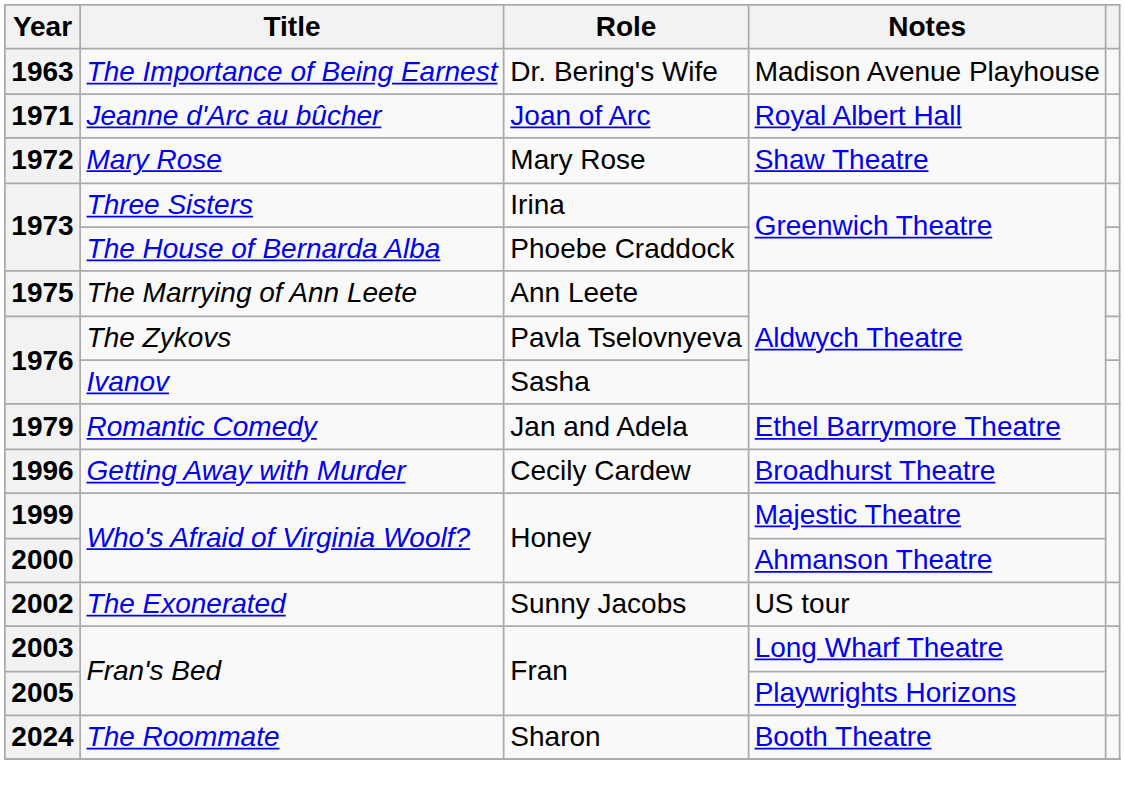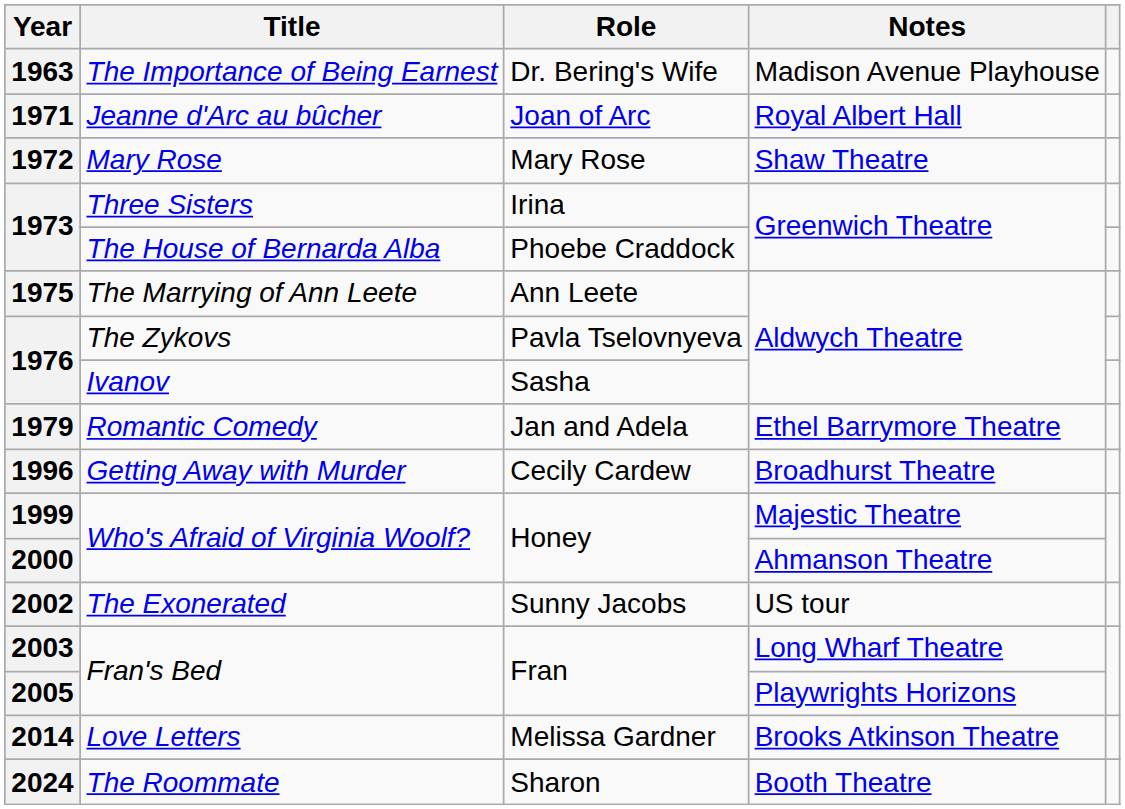+ row: (42, 737)
